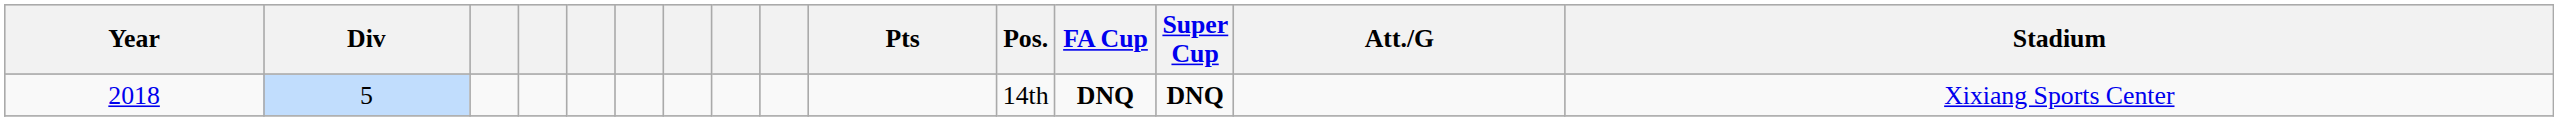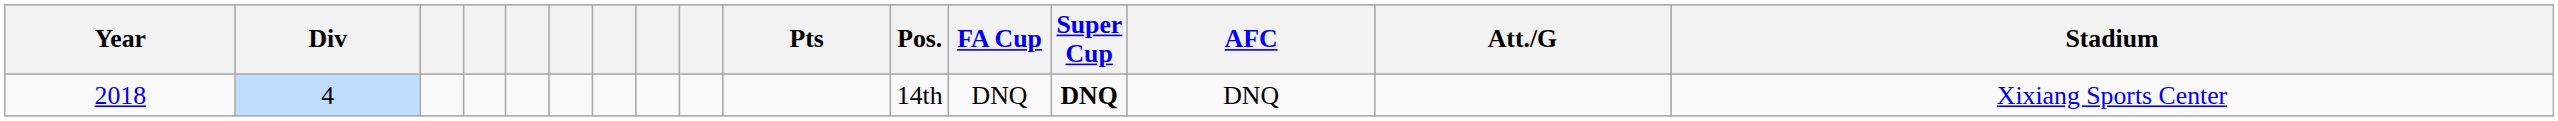+ column: (1251, 39)
(366, 94) 5 -> (328, 94) 4
(1105, 94) bold -> (1000, 94) normal
